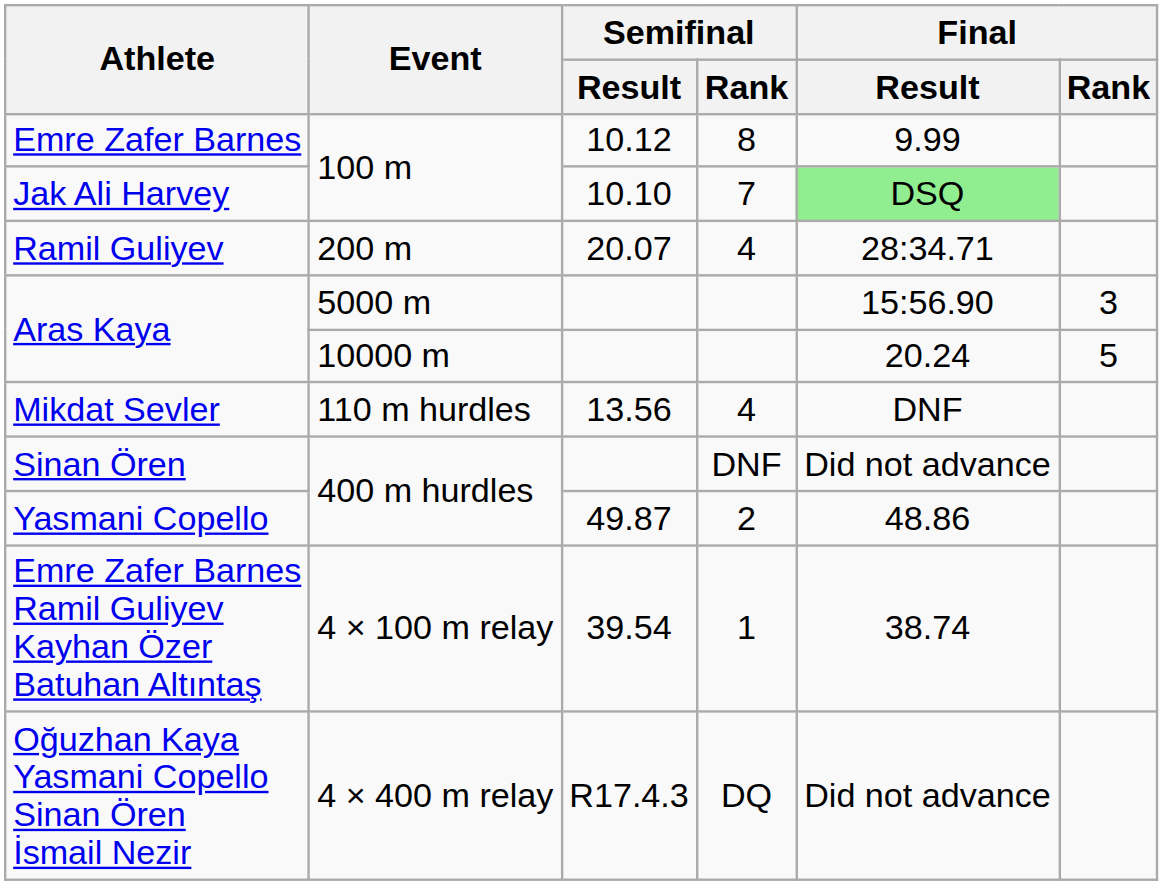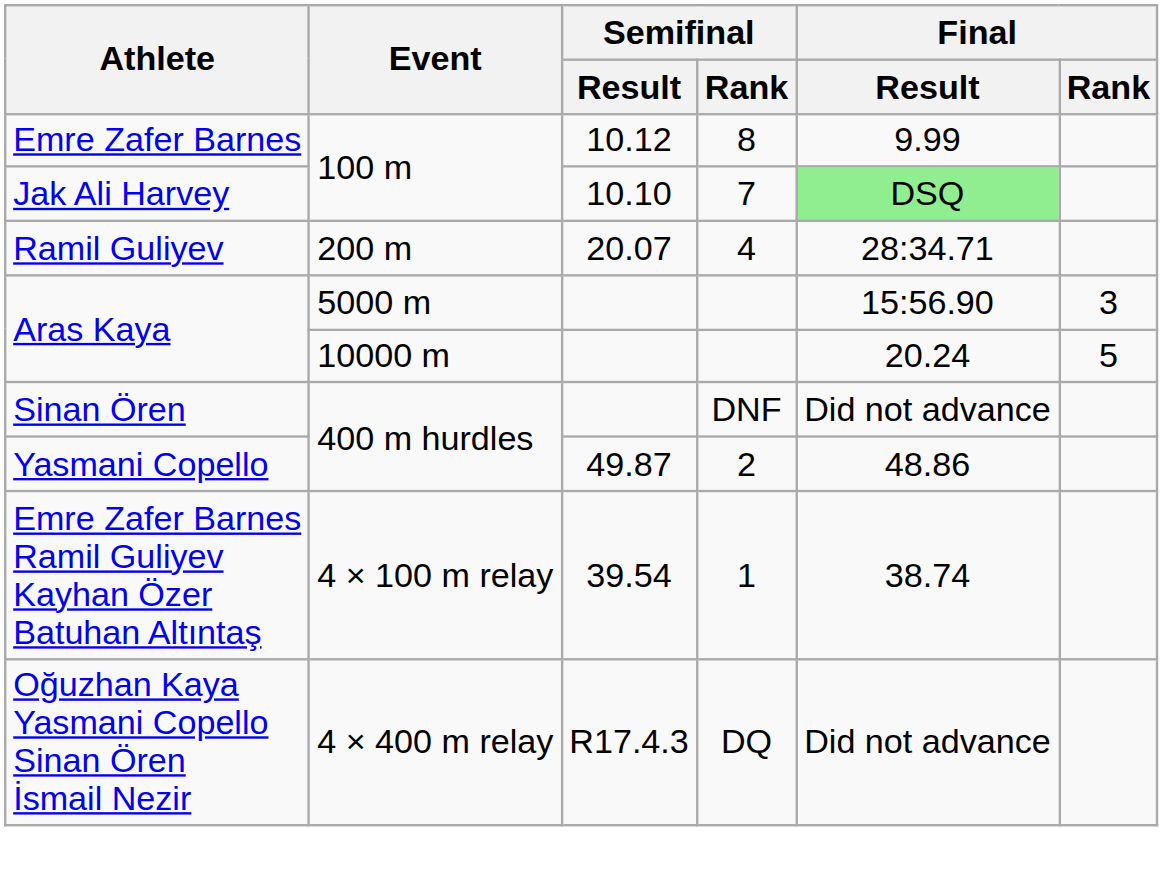- row: (117, 410)
